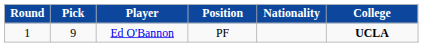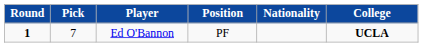(27, 32) normal -> (27, 32) bold
(73, 32) 9 -> (73, 32) 7
